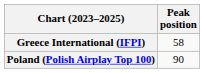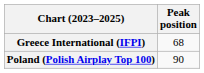(178, 42) 58 -> (178, 42) 68
